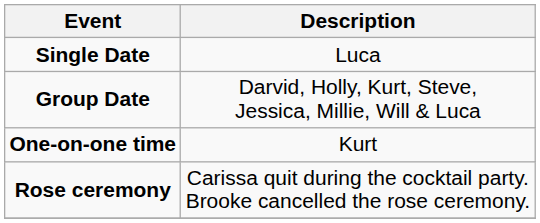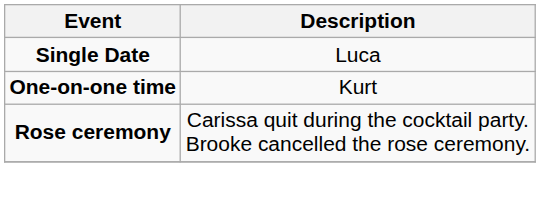- row: (93, 99)
